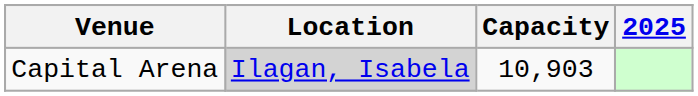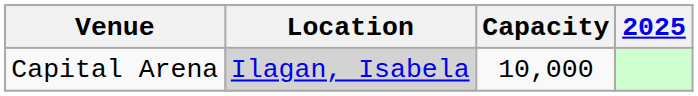(546, 70) 10,903 -> (546, 70) 10,000
